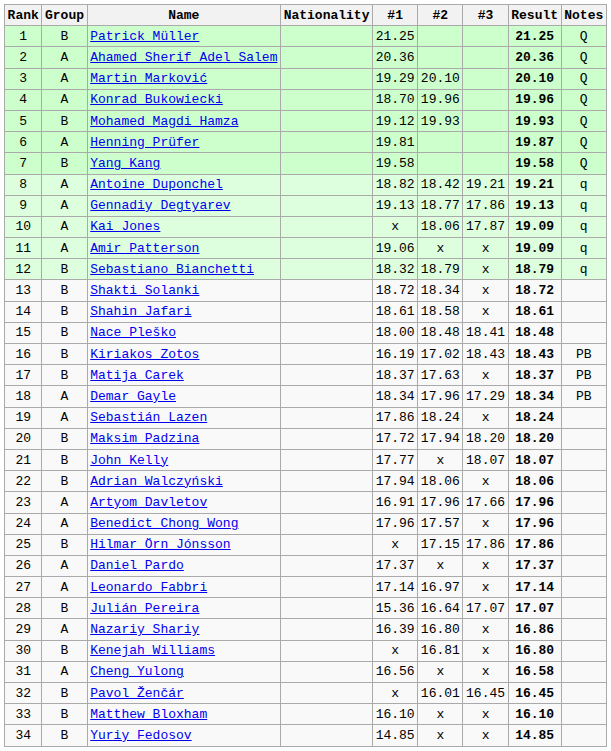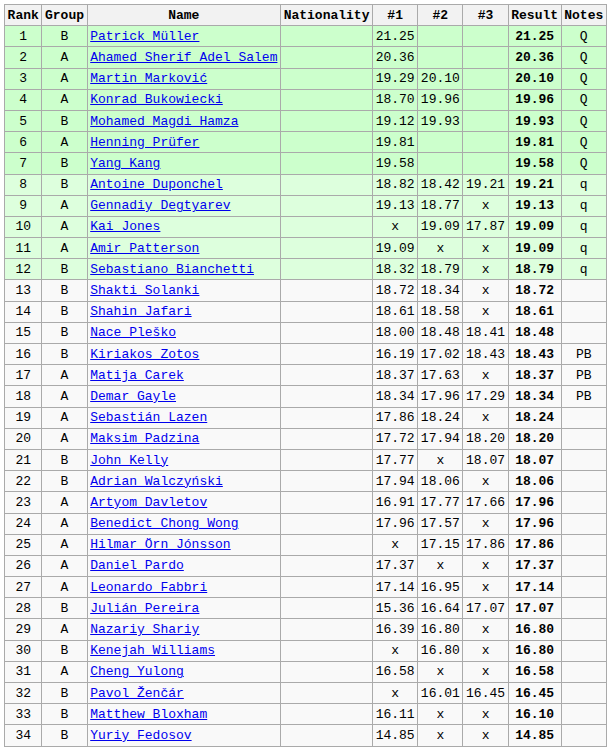(535, 142) 19.87 -> (535, 142) 19.81
(64, 185) A -> (64, 185) B
(486, 206) 17.86 -> (486, 206) x
(440, 227) 18.06 -> (440, 227) 19.09
(395, 248) 19.06 -> (395, 248) 19.09
(64, 375) B -> (64, 375) A
(64, 439) B -> (64, 439) A
(440, 502) 17.96 -> (440, 502) 17.77
(64, 545) B -> (64, 545) A
(440, 587) 16.97 -> (440, 587) 16.95
(535, 630) 16.86 -> (535, 630) 16.80
(440, 651) 16.81 -> (440, 651) 16.80
(395, 672) 16.56 -> (395, 672) 16.58
(395, 714) 16.10 -> (395, 714) 16.11
